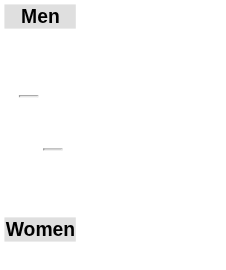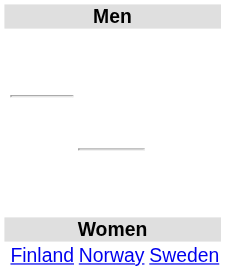+ row: (42, 255)
